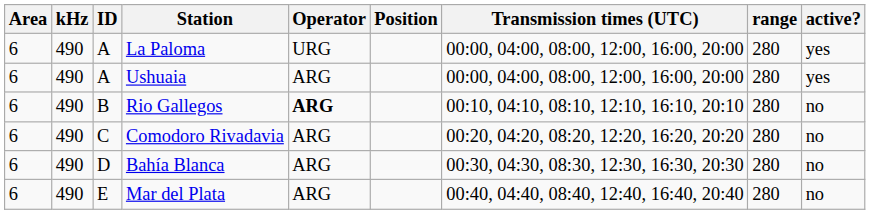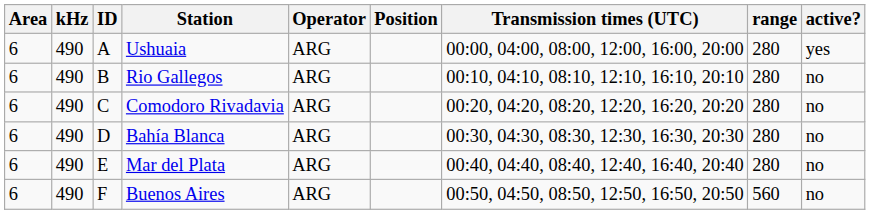- row: (166, 48)
(313, 106) bold -> (312, 77) normal
+ row: (175, 194)
